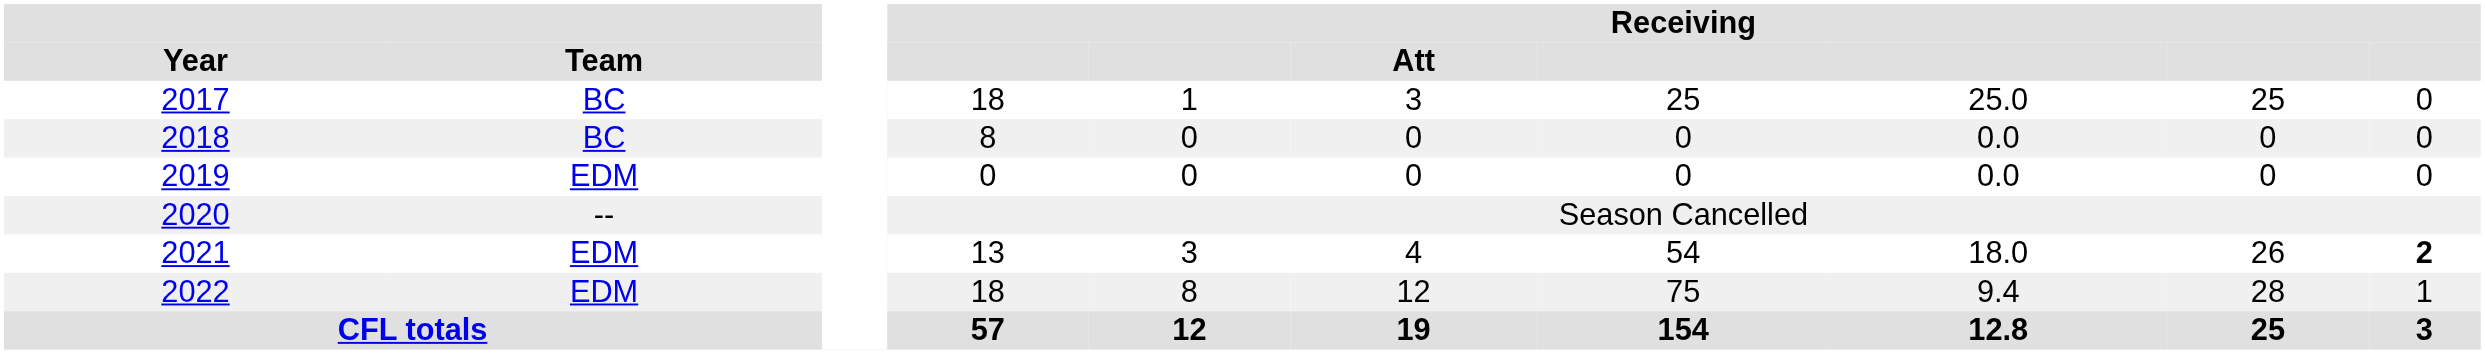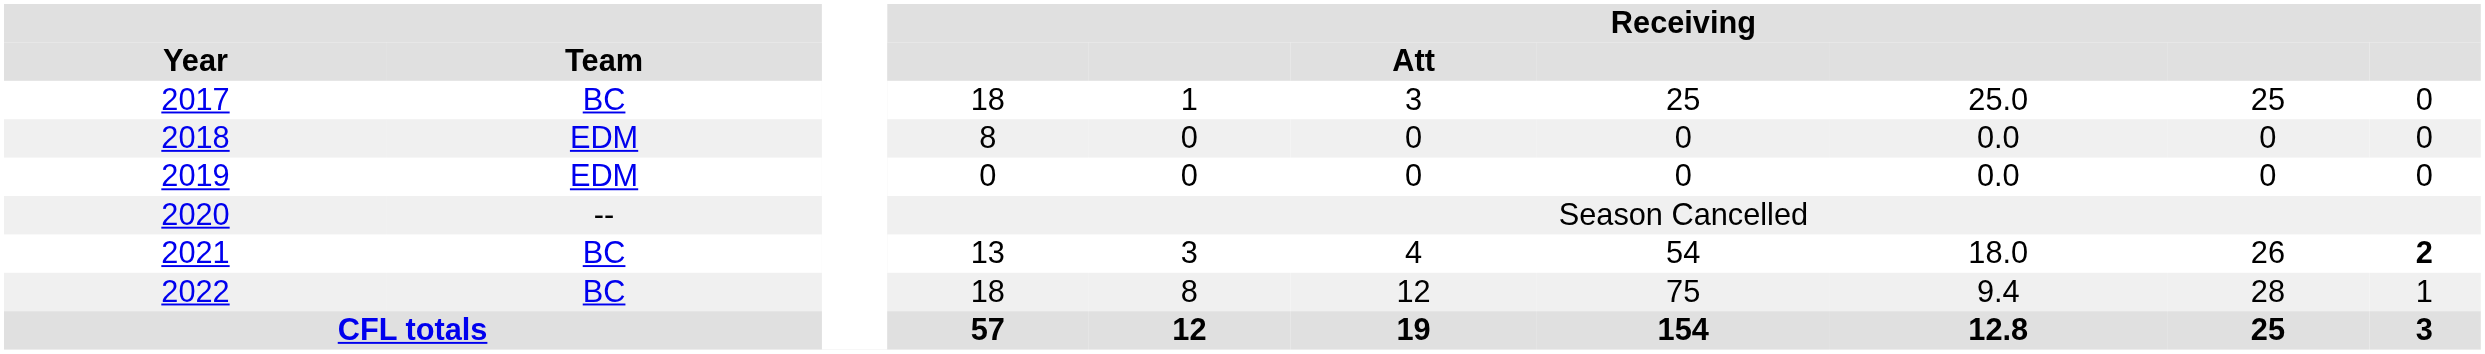(604, 137) BC -> (604, 137) EDM
(604, 253) EDM -> (604, 253) BC
(604, 291) EDM -> (604, 291) BC
